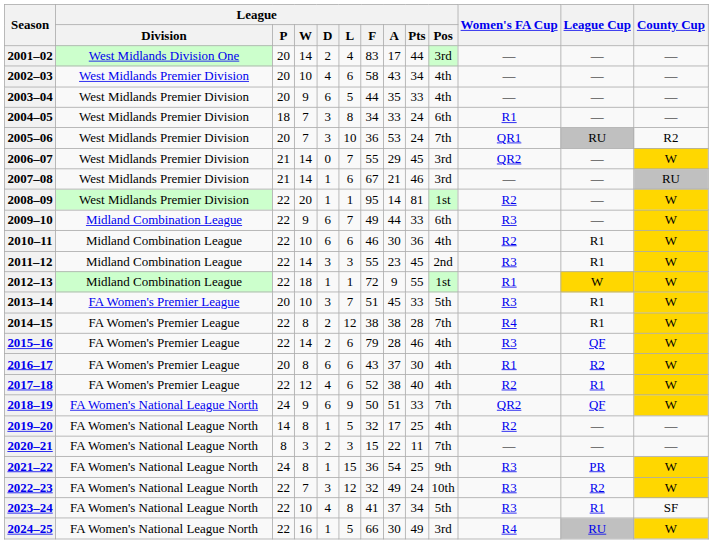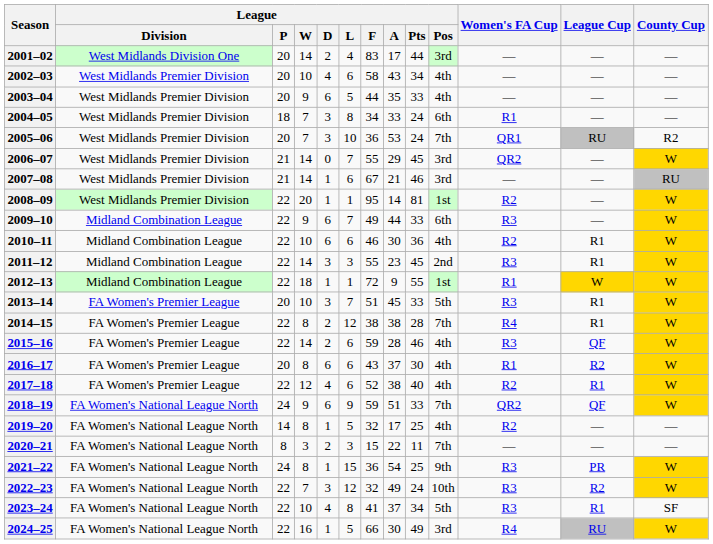(372, 343) 79 -> (372, 343) 59
(372, 405) 50 -> (372, 405) 59
